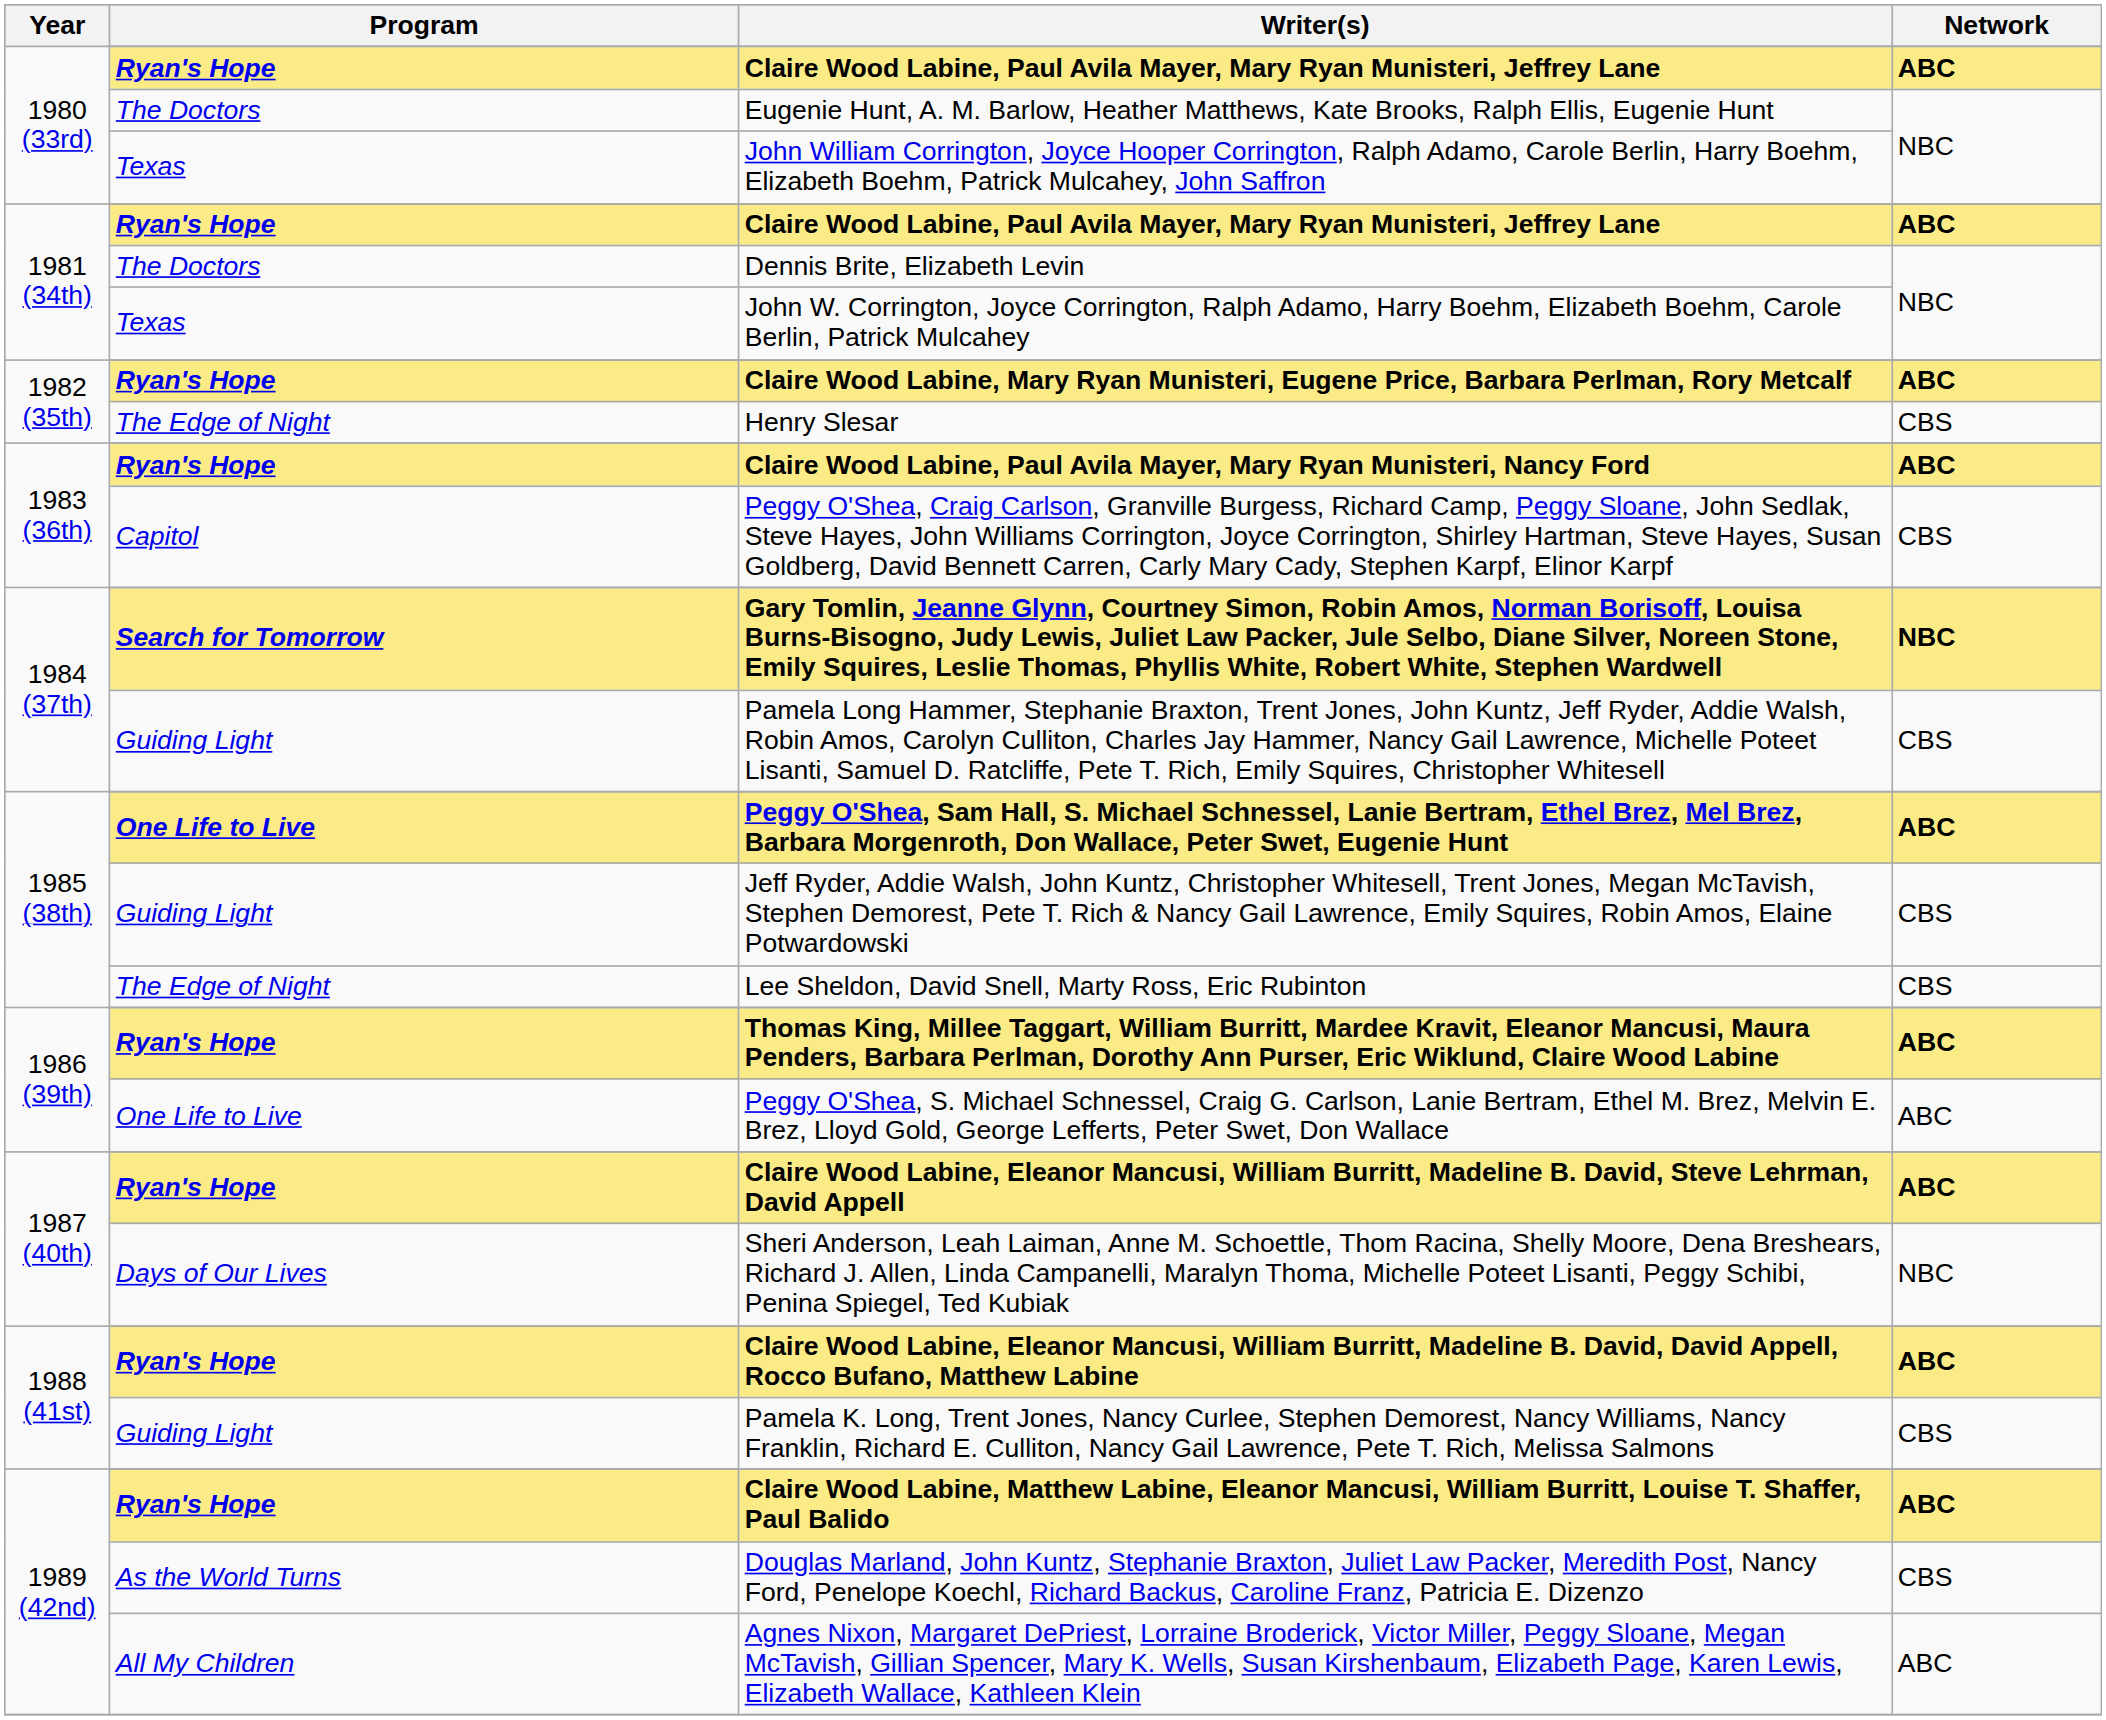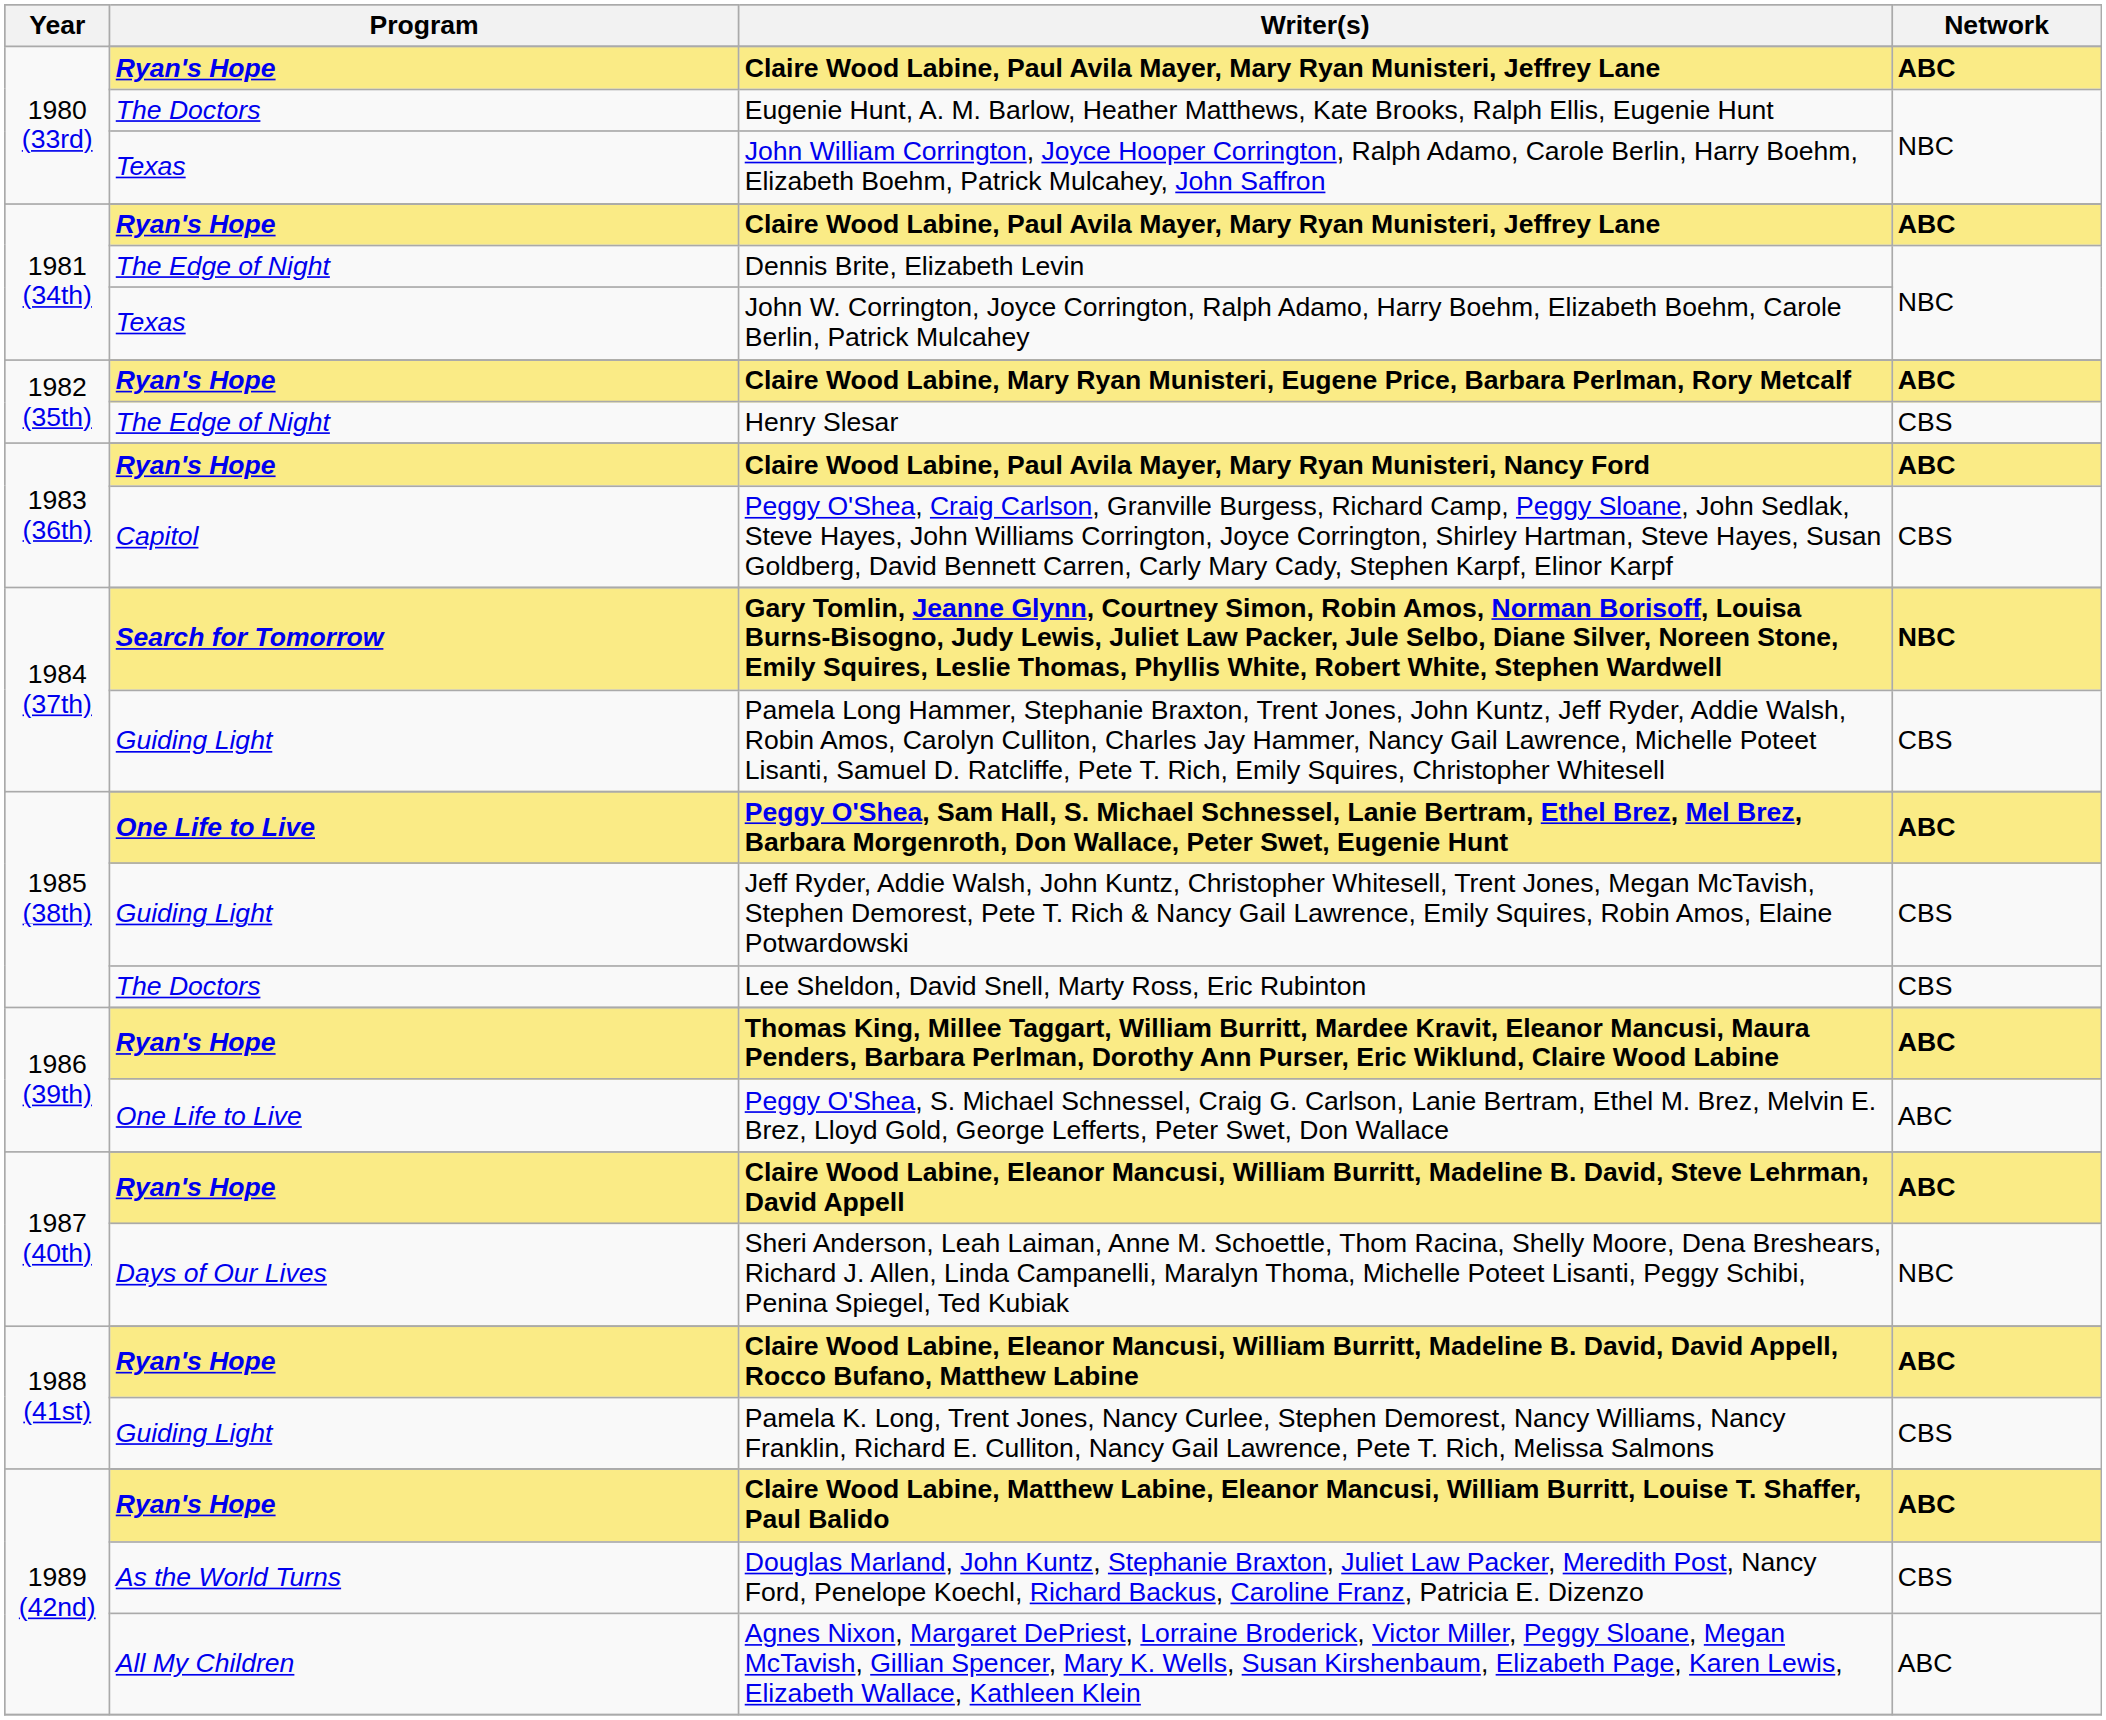(188, 266) The Doctors -> (223, 266) The Edge of Night
(223, 986) The Edge of Night -> (188, 986) The Doctors
